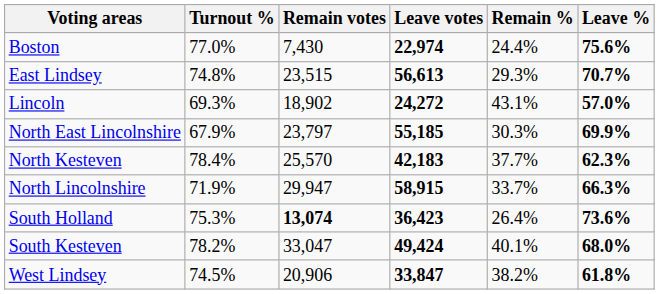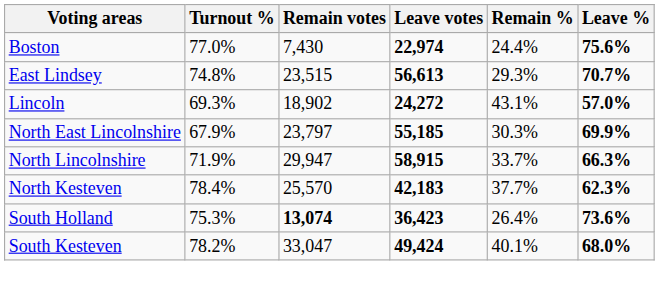rows swapped: (77, 189) <-> (65, 160)
- row: (57, 274)
